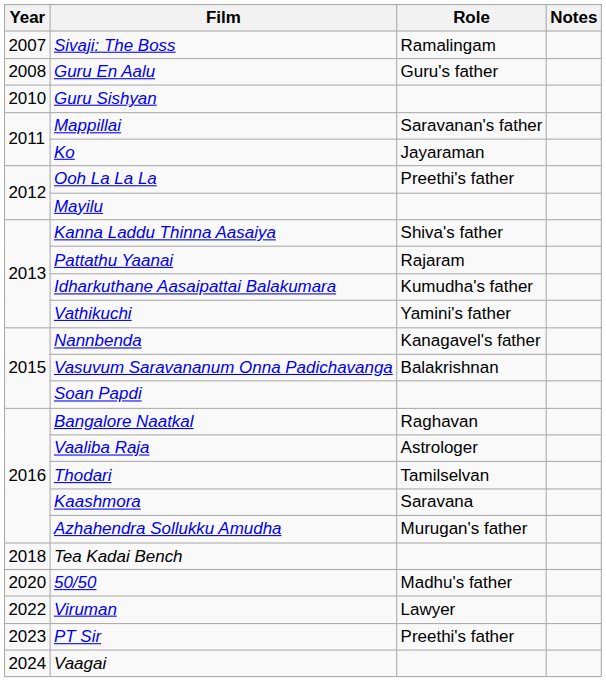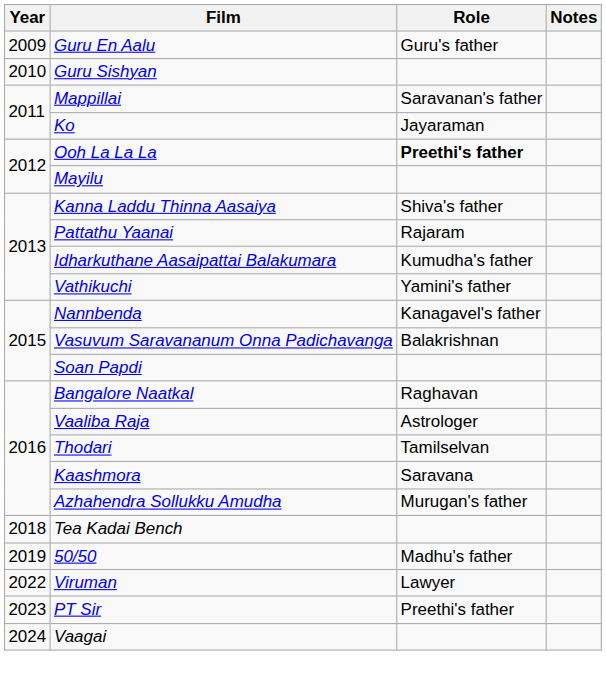- row: (115, 44)
(27, 71) 2008 -> (27, 44) 2009
(457, 179) normal -> (462, 152) bold
(27, 582) 2020 -> (27, 555) 2019
